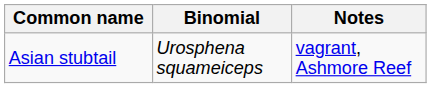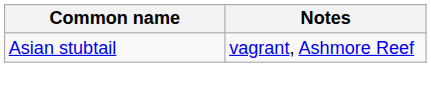- column: (222, 18)
